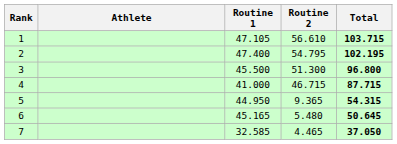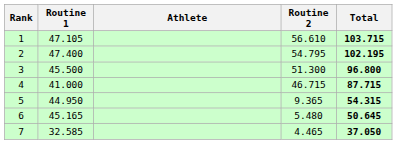columns swapped: (132, 18) <-> (253, 18)
